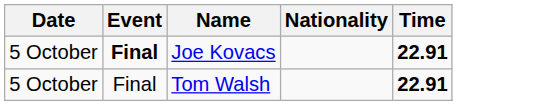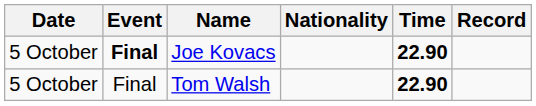+ column: (492, 20)
(422, 52) 22.91 -> (422, 52) 22.90
(422, 84) 22.91 -> (422, 84) 22.90
